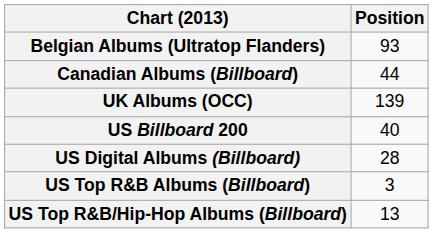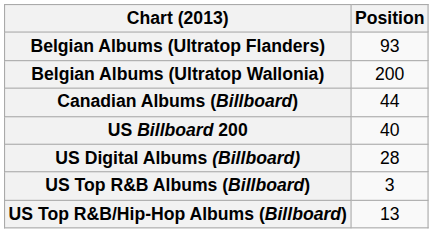+ row: (178, 74)
- row: (178, 102)
